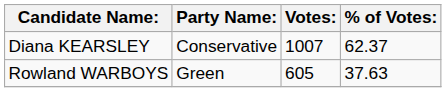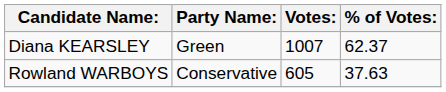(227, 45) Conservative -> (200, 45) Green
(200, 73) Green -> (227, 73) Conservative
